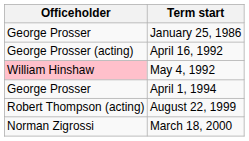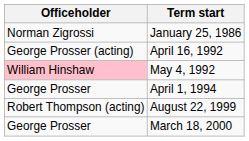(49, 32) George Prosser -> (51, 32) Norman Zigrossi
(51, 126) Norman Zigrossi -> (49, 126) George Prosser
